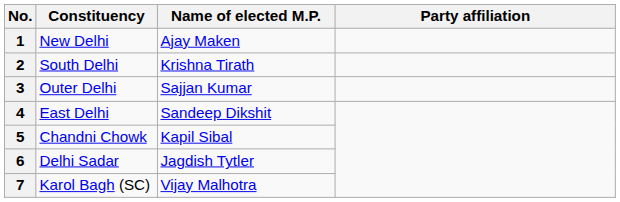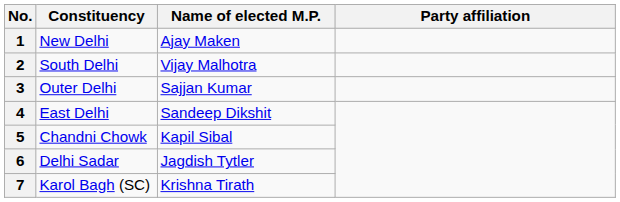(207, 64) Krishna Tirath -> (209, 64) Vijay Malhotra
(209, 185) Vijay Malhotra -> (207, 185) Krishna Tirath
